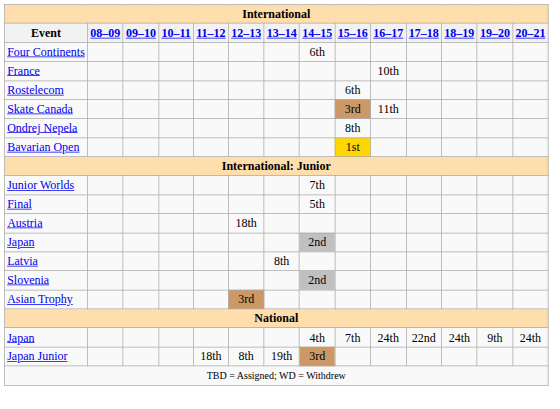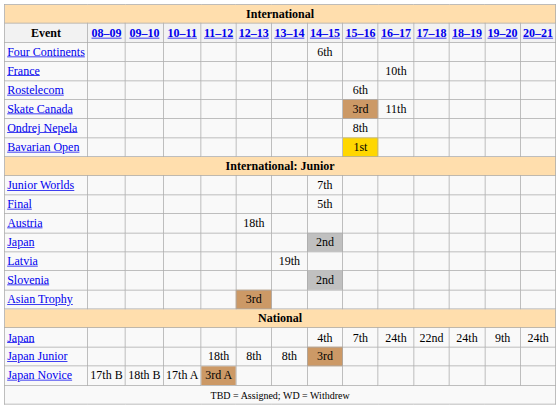(282, 261) 8th -> (289, 261) 19th
(282, 356) 19th -> (289, 356) 8th
+ row: (40, 375)
